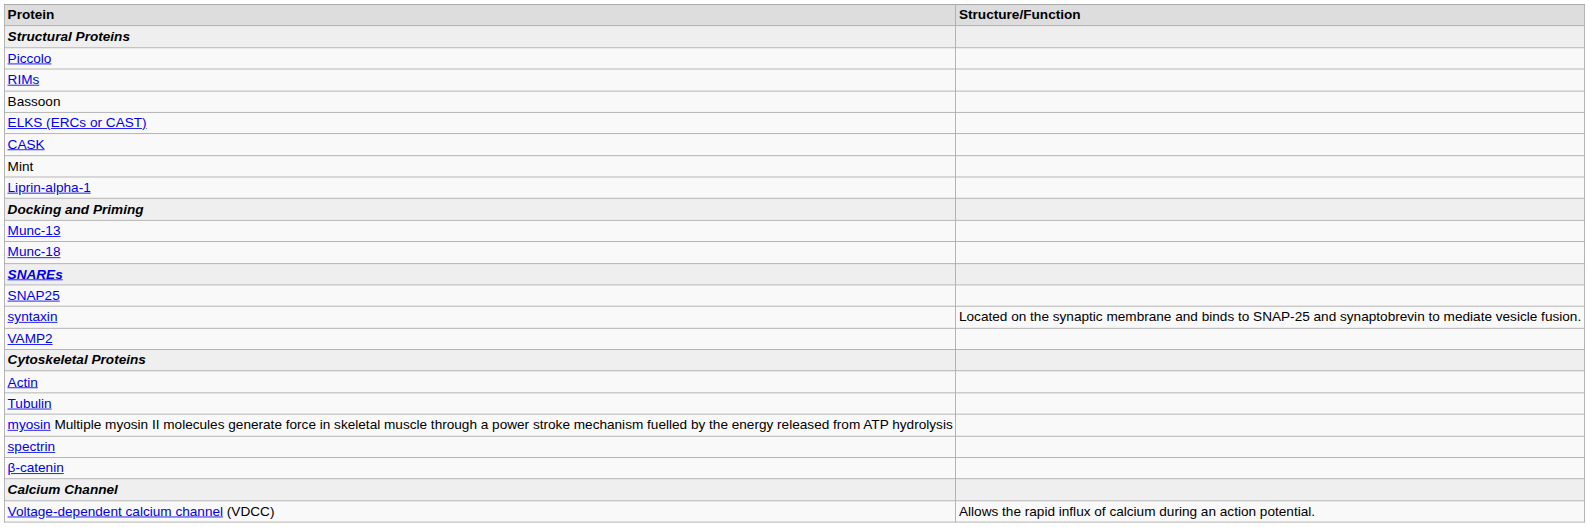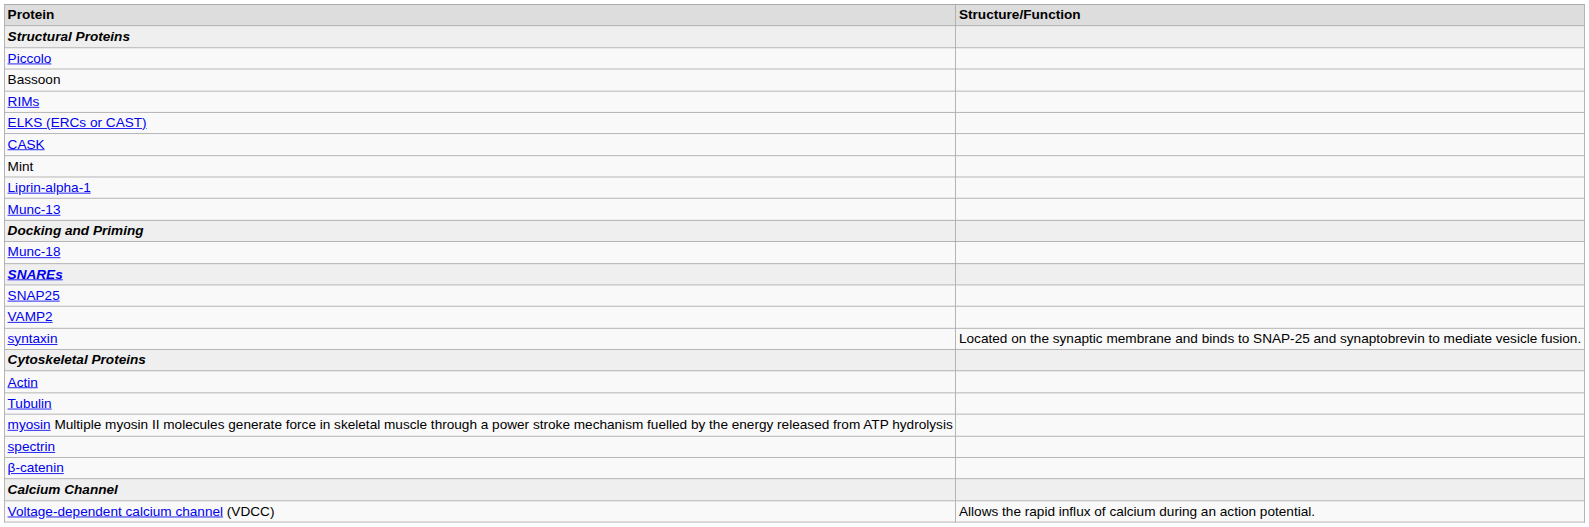rows swapped: (34, 101) <-> (23, 79)
rows swapped: (76, 209) <-> (34, 230)
rows swapped: (30, 338) <-> (33, 317)
